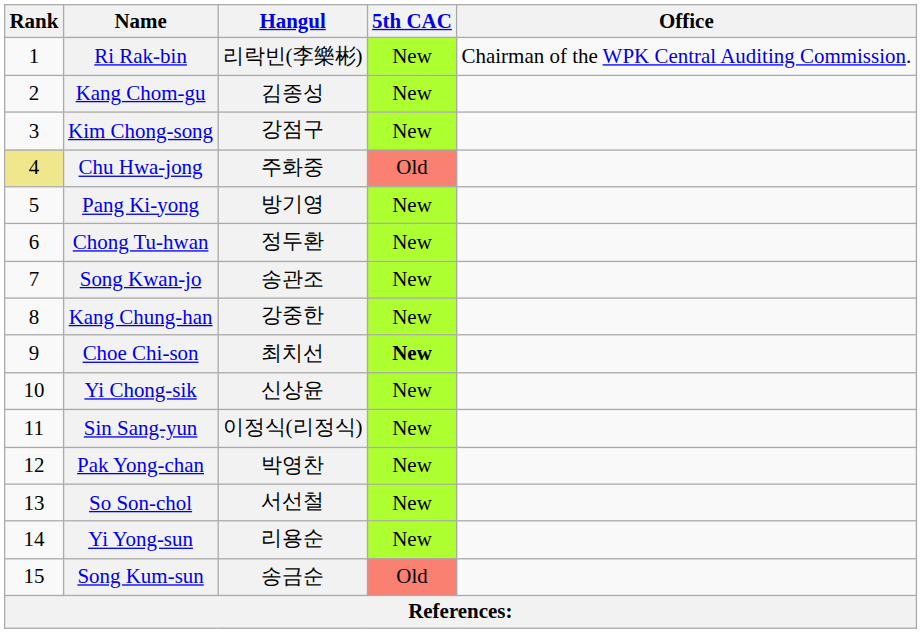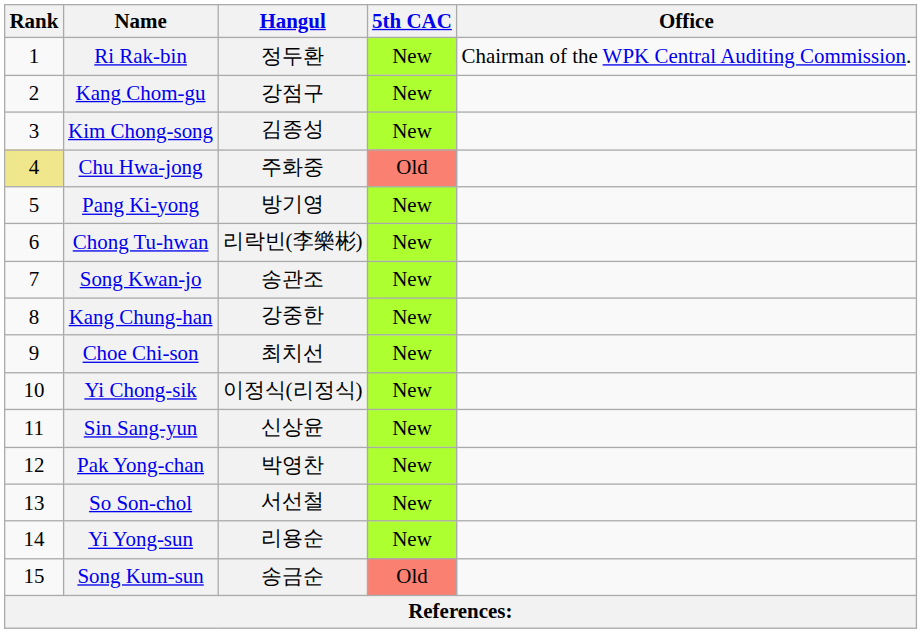(293, 55) 리락빈(李樂彬) -> (293, 55) 정두환
(293, 92) 김종성 -> (293, 92) 강점구
(293, 130) 강점구 -> (293, 130) 김종성
(293, 241) 정두환 -> (293, 241) 리락빈(李樂彬)
(412, 353) bold -> (412, 353) normal
(293, 390) 신상윤 -> (293, 390) 이정식(리정식)
(293, 427) 이정식(리정식) -> (293, 427) 신상윤
